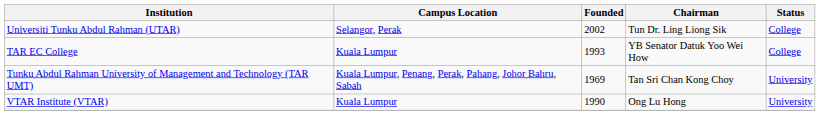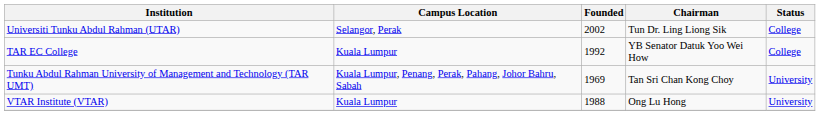(595, 51) 1993 -> (595, 51) 1992
(595, 102) 1990 -> (595, 102) 1988
